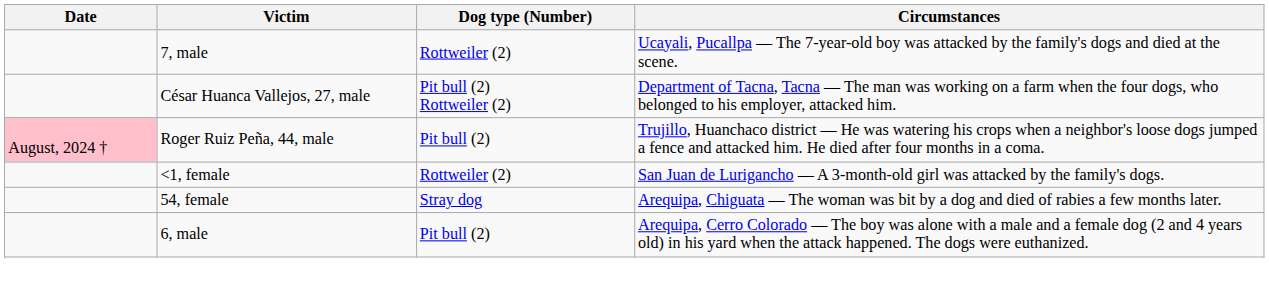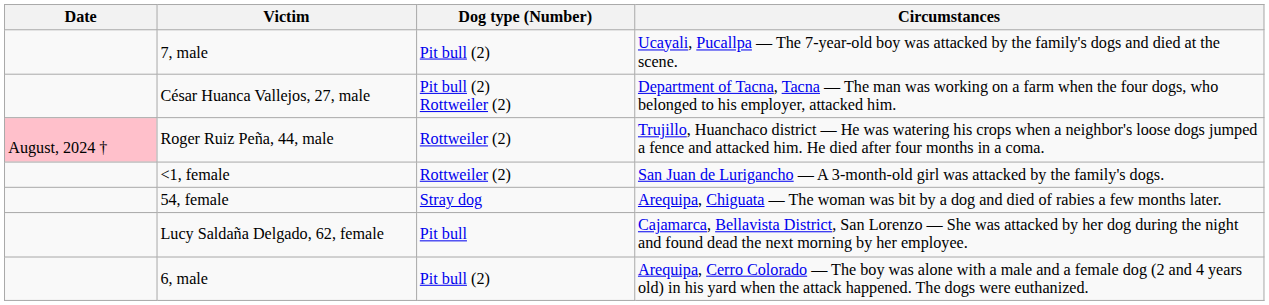(465, 52) Rottweiler (2) -> (455, 52) Pit bull (2)
(455, 139) Pit bull (2) -> (465, 139) Rottweiler (2)
+ row: (272, 234)
